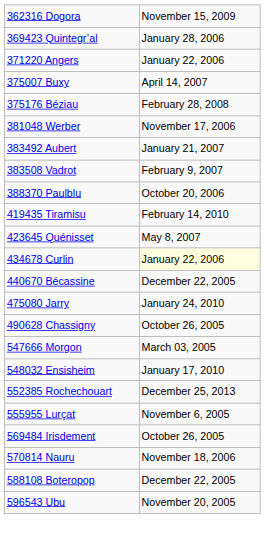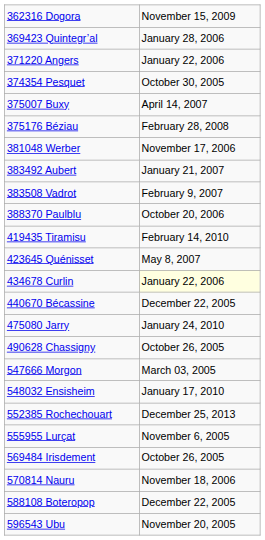+ row: (46, 82)
